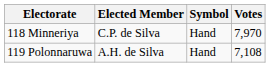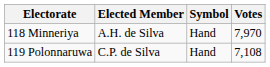(129, 33) C.P. de Silva -> (131, 33) A.H. de Silva
(131, 52) A.H. de Silva -> (129, 52) C.P. de Silva
